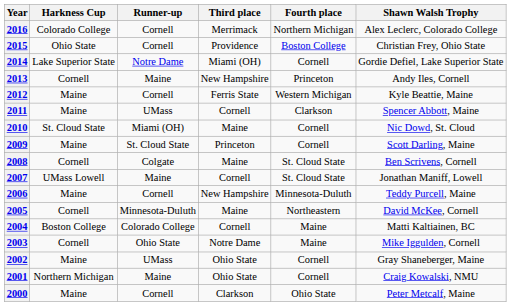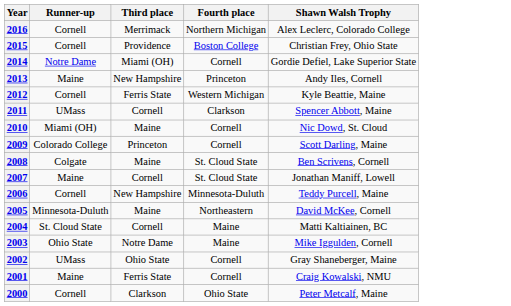- column: (74, 12)
(158, 144) St. Cloud State -> (70, 144) Colorado College
(158, 227) Colorado College -> (70, 227) St. Cloud State
(235, 276) Ohio State -> (147, 276) Ferris State
